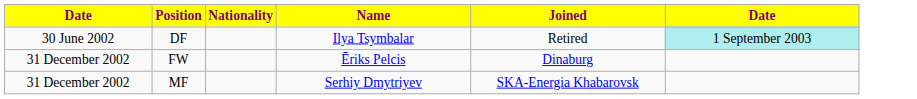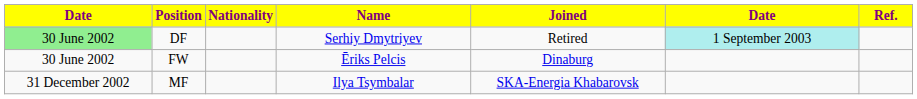+ column: (886, 16)
(78, 38) no background -> (78, 38) lightgreen background
(373, 38) Ilya Tsymbalar -> (373, 38) Serhiy Dmytriyev
(78, 60) 31 December 2002 -> (78, 60) 30 June 2002
(373, 83) Serhiy Dmytriyev -> (373, 83) Ilya Tsymbalar
